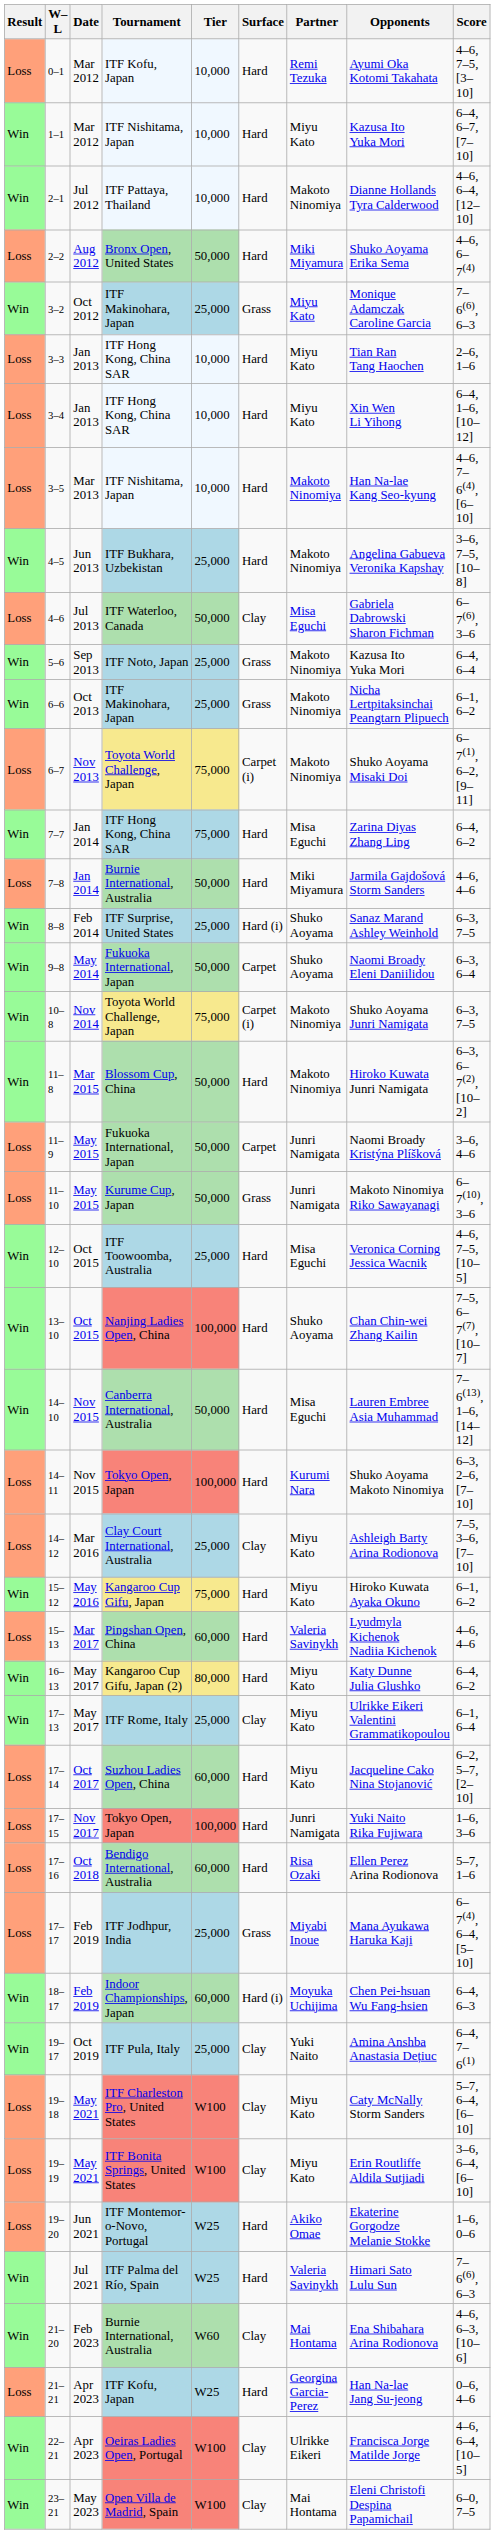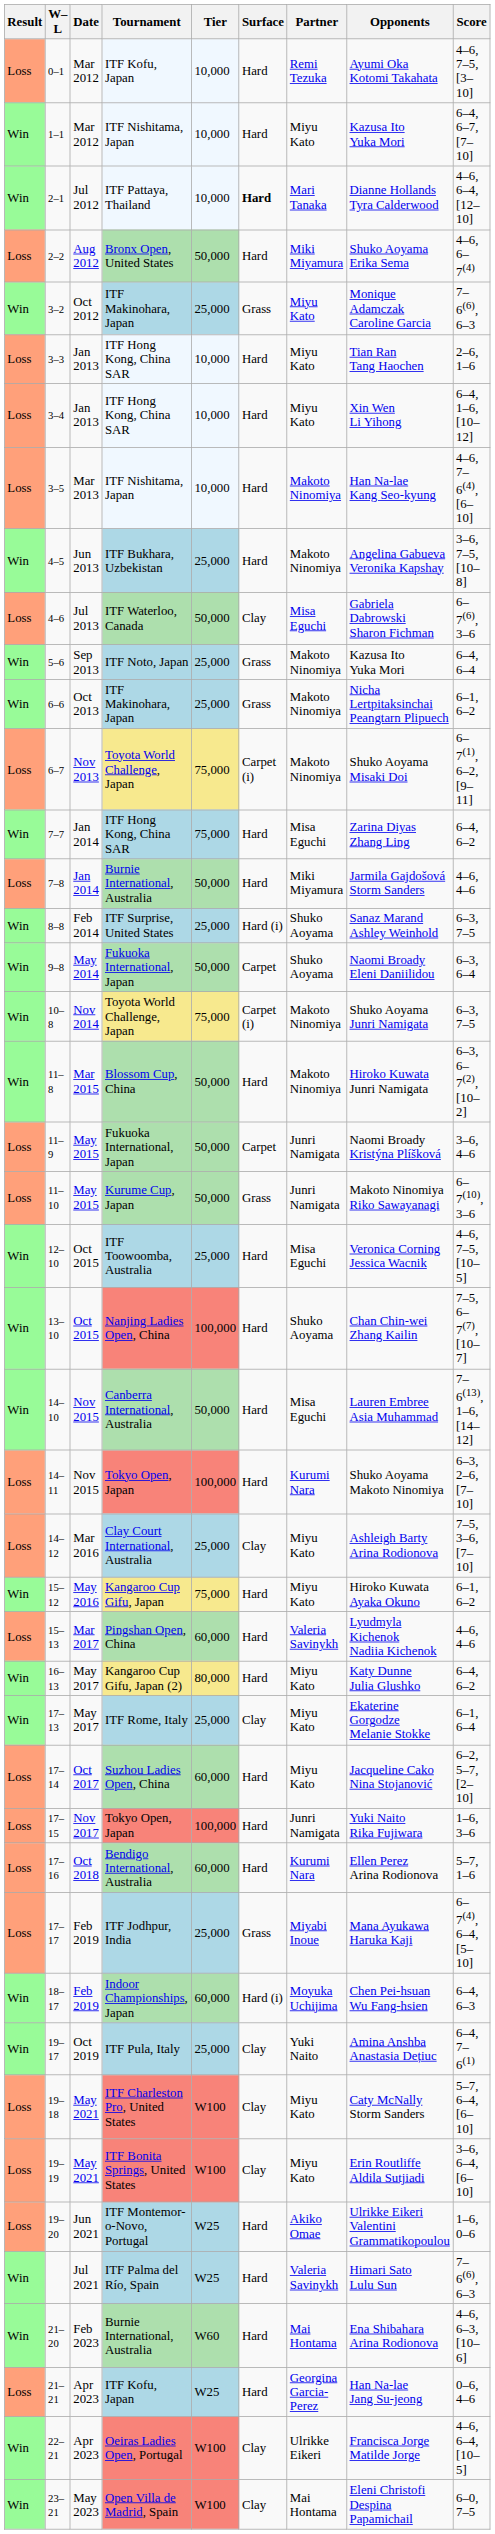(255, 197) normal -> (257, 197) bold
(315, 197) Makoto Ninomiya -> (308, 197) Mari Tanaka
(400, 1720) Ulrikke Eikeri Valentini Grammatikopoulou -> (390, 1720) Ekaterine Gorgodze Melanie Stokke
(305, 1867) Risa Ozaki -> (310, 1867) Kurumi Nara
(390, 2226) Ekaterine Gorgodze Melanie Stokke -> (400, 2226) Ulrikke Eikeri Valentini Grammatikopoulou
(254, 2335) Clay -> (255, 2335) Hard
